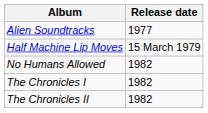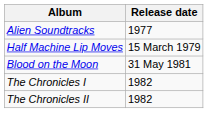+ row: (53, 64)
- row: (56, 64)
